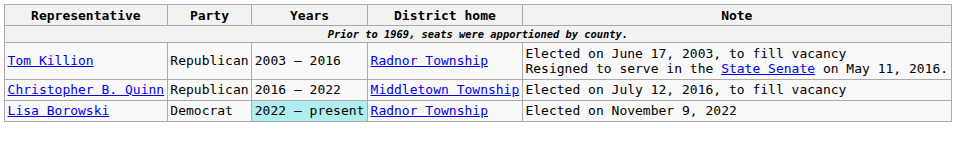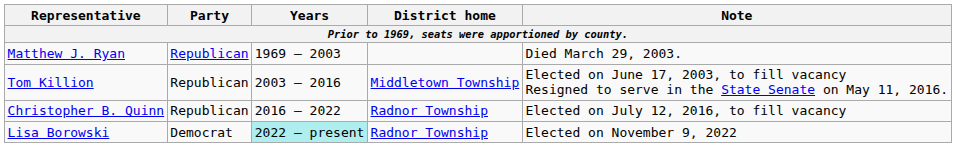+ row: (66, 53)
(429, 61) Radnor Township -> (445, 82) Middletown Township
(445, 90) Middletown Township -> (429, 111) Radnor Township
